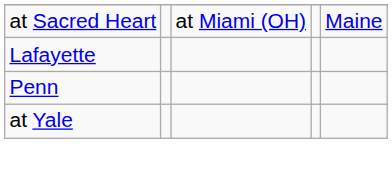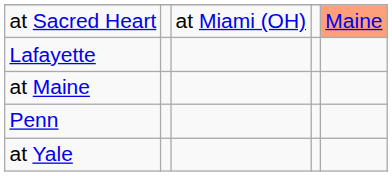(354, 21) no background -> (354, 21) lightsalmon background
+ row: (50, 87)
